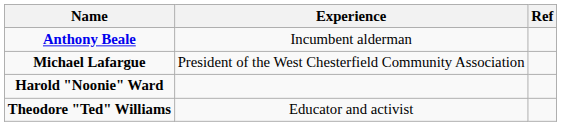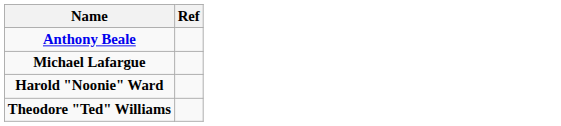- column: (351, 16)
